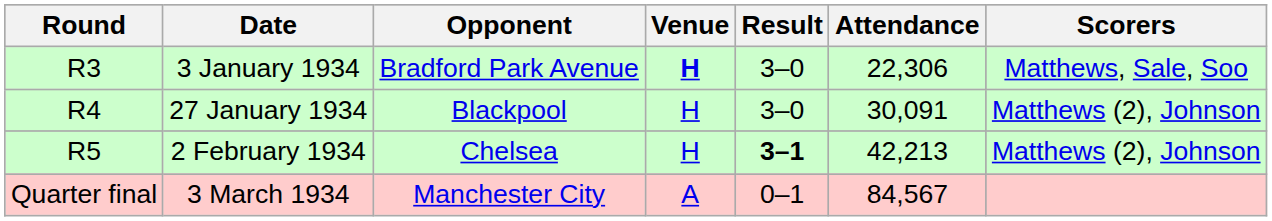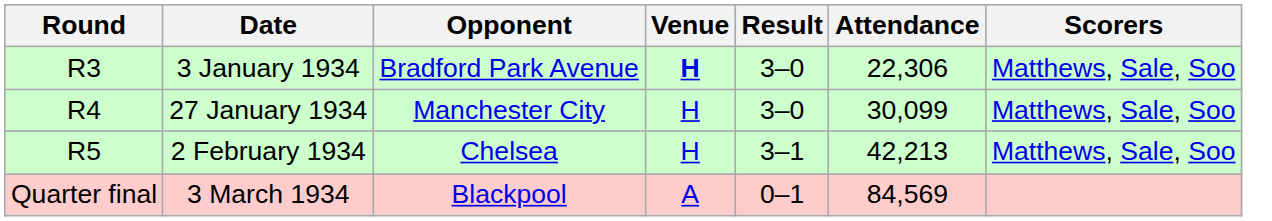(509, 109) Blackpool -> (509, 109) Manchester City
(907, 109) 30,091 -> (907, 109) 30,099
(1126, 109) Matthews (2), Johnson -> (1114, 109) Matthews, Sale, Soo
(782, 151) bold -> (782, 151) normal
(1126, 151) Matthews (2), Johnson -> (1114, 151) Matthews, Sale, Soo
(509, 194) Manchester City -> (509, 194) Blackpool
(907, 194) 84,567 -> (907, 194) 84,569
